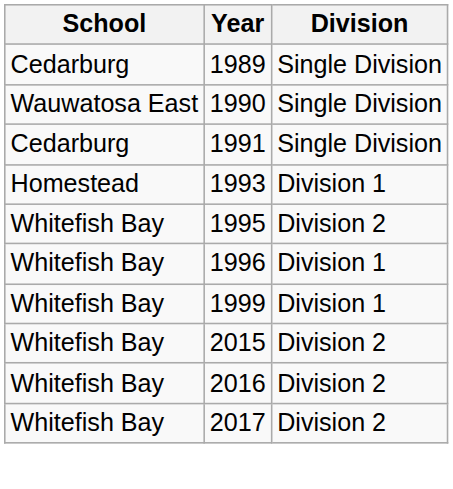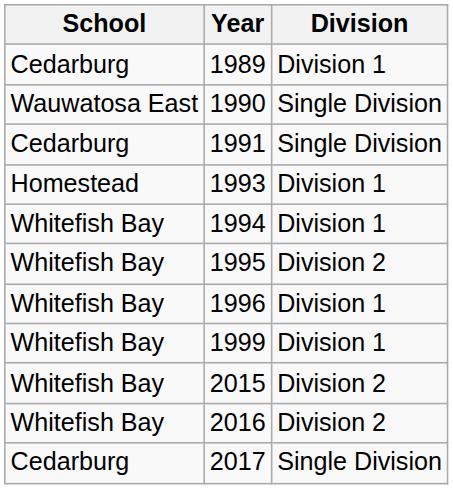(360, 64) Single Division -> (332, 64) Division 1
+ row: (238, 223)
(87, 422) Whitefish Bay -> (70, 462) Cedarburg
(332, 422) Division 2 -> (360, 462) Single Division
